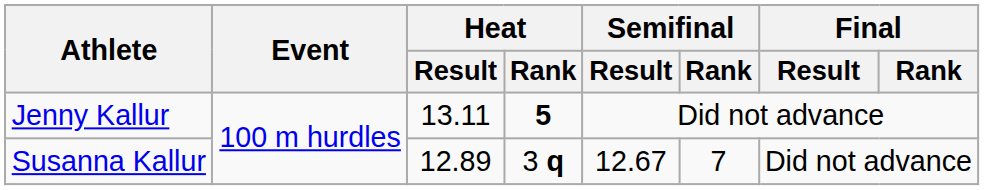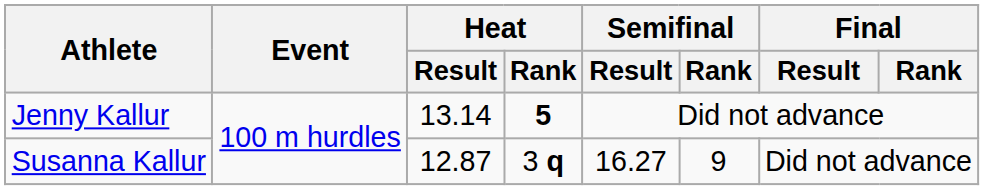(456, 116) 13.11 -> (456, 116) 13.14
(456, 161) 12.89 -> (456, 161) 12.87
(631, 161) 12.67 -> (631, 161) 16.27
(719, 161) 7 -> (719, 161) 9
